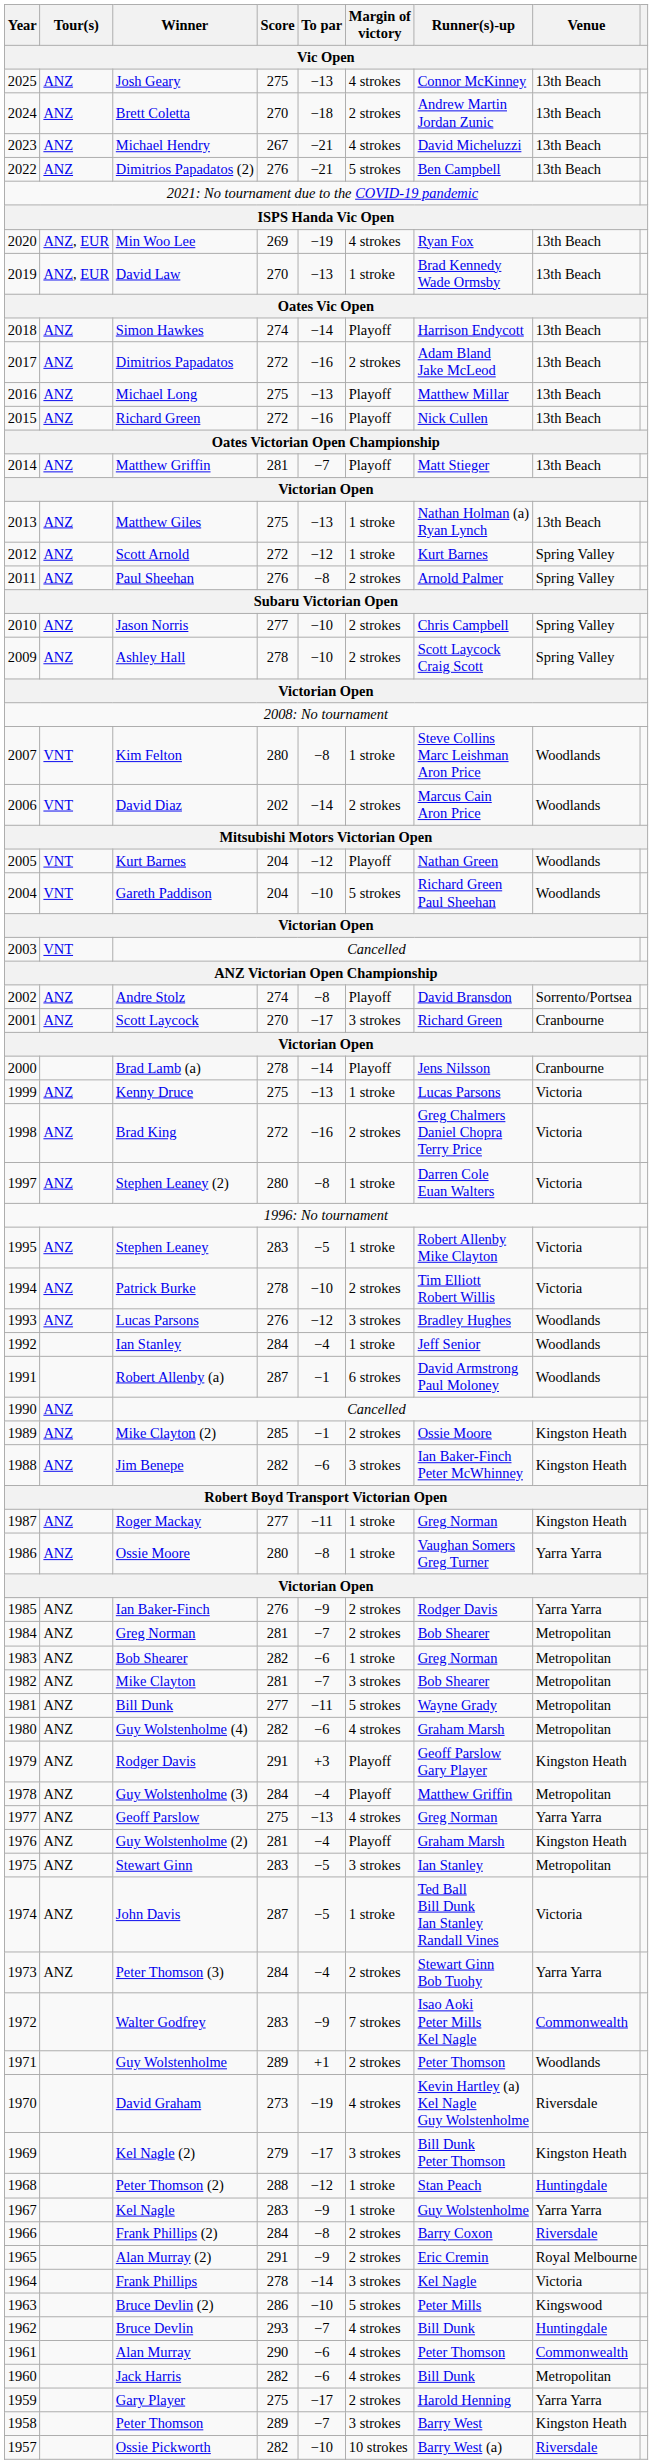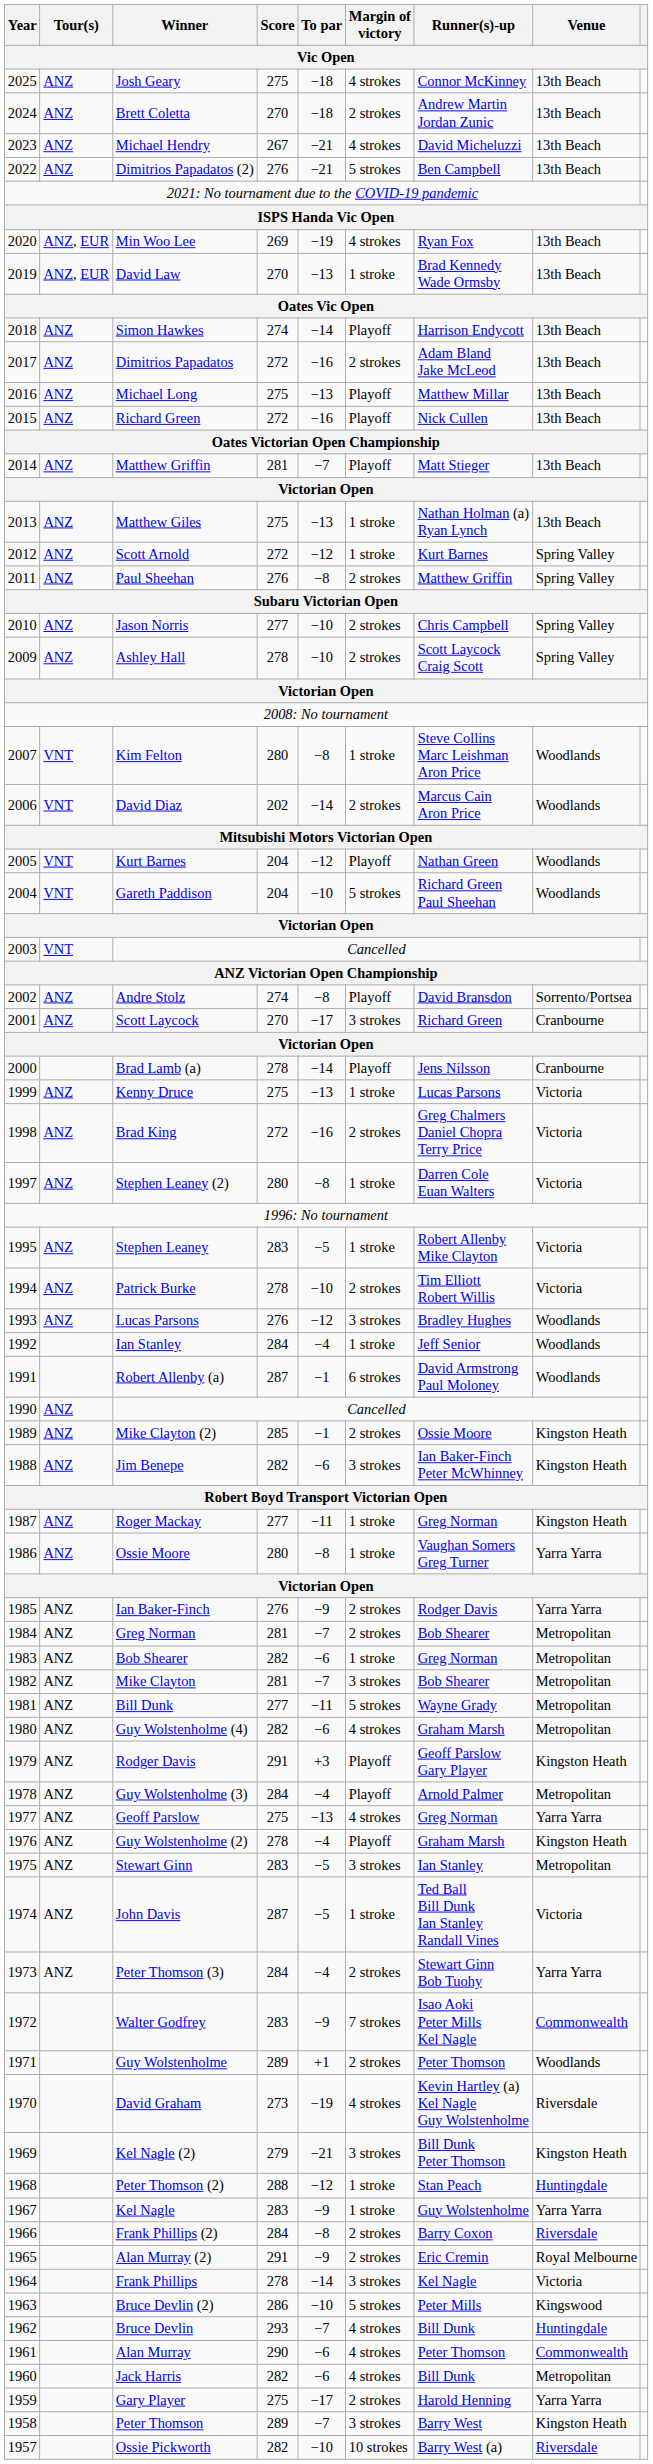(322, 81) −13 -> (322, 81) −18
(460, 578) Arnold Palmer -> (465, 578) Matthew Griffin
(465, 1793) Matthew Griffin -> (460, 1793) Arnold Palmer
(278, 1841) 281 -> (278, 1841) 278
(322, 2153) −17 -> (322, 2153) −21
